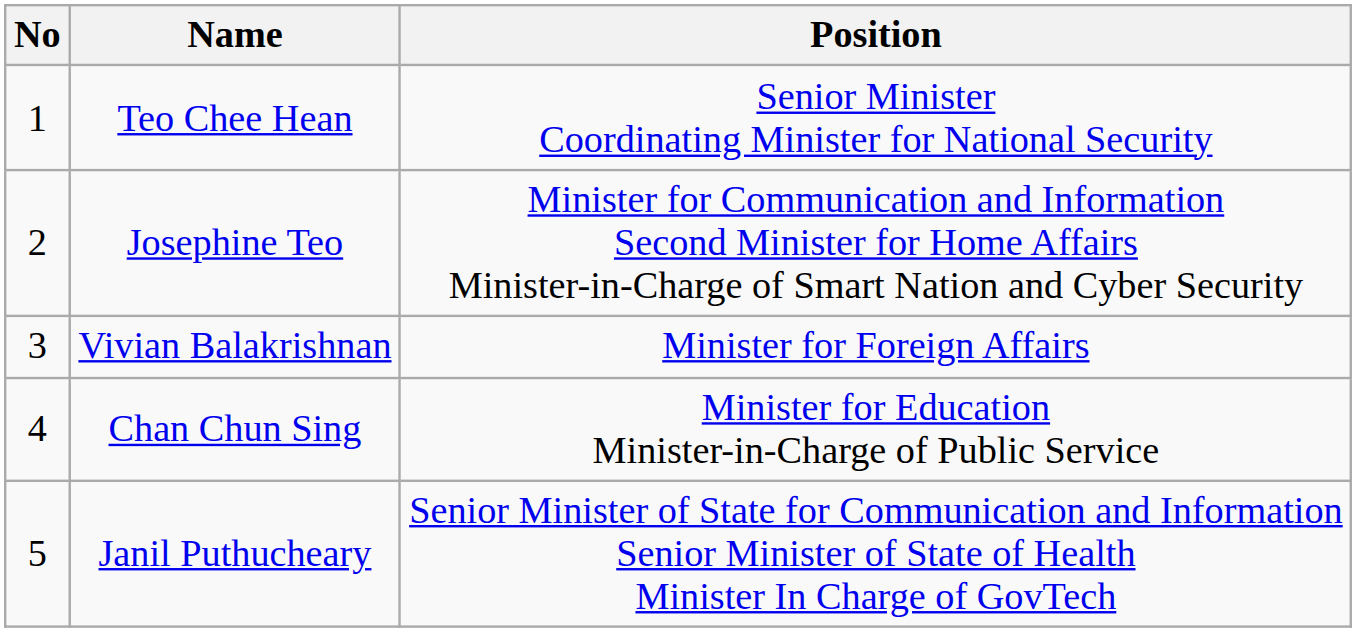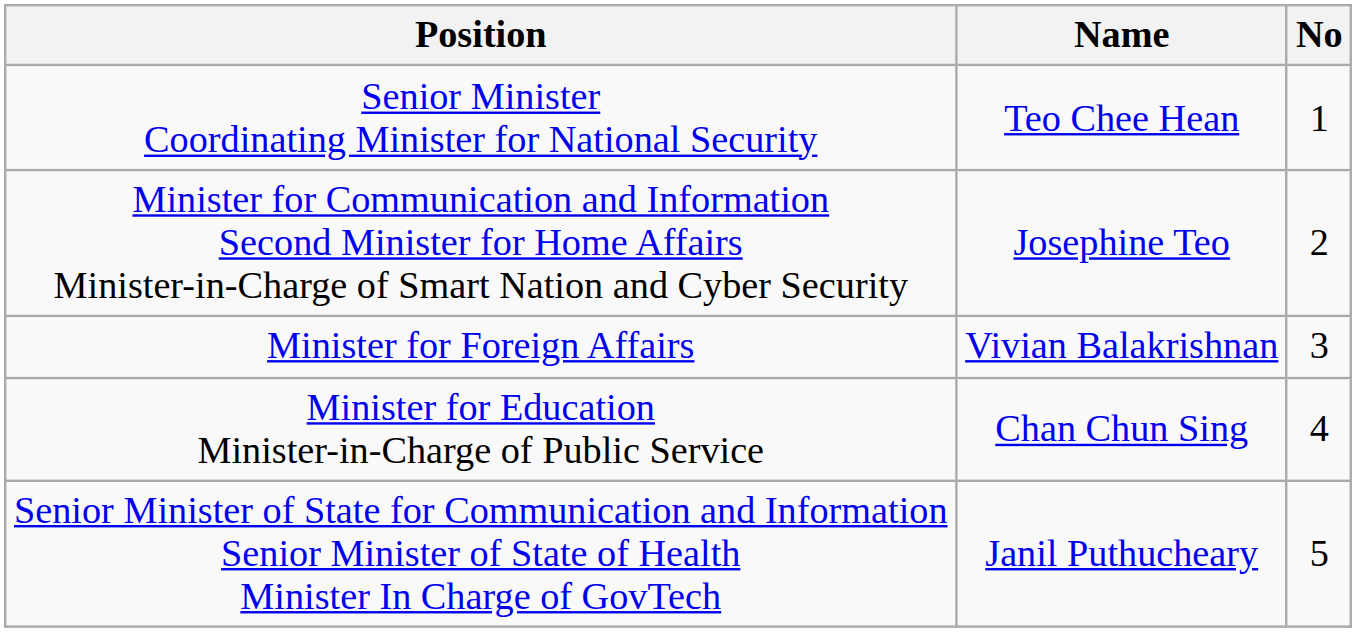columns swapped: (37, 34) <-> (876, 34)
